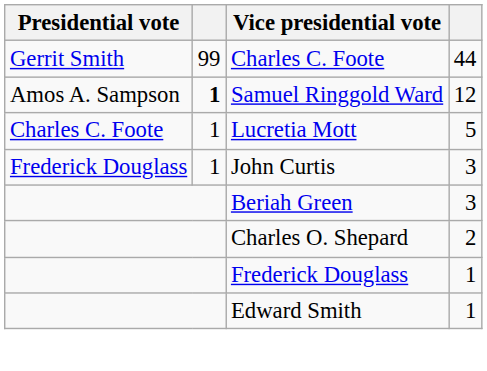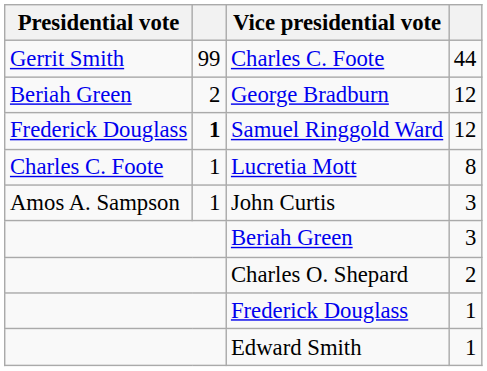+ row: (310, 94)
(95, 94) Amos A. Sampson -> (99, 130) Frederick Douglass
(471, 130) 5 -> (471, 166) 8
(99, 166) Frederick Douglass -> (95, 202) Amos A. Sampson
